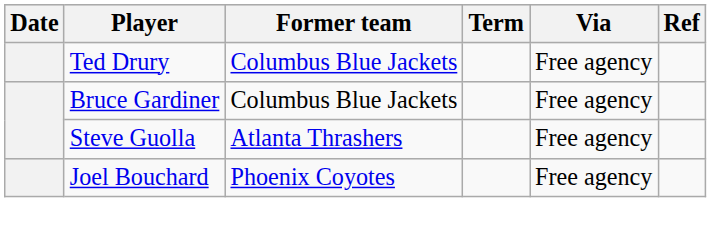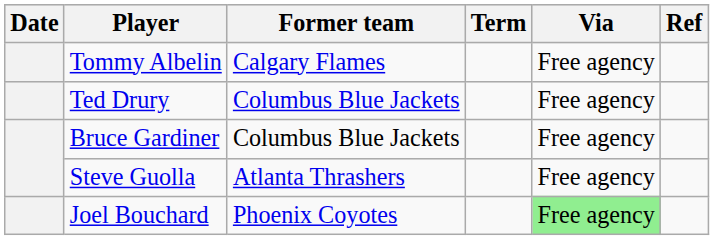+ row: (146, 61)
(594, 176) no background -> (596, 215) lightgreen background
